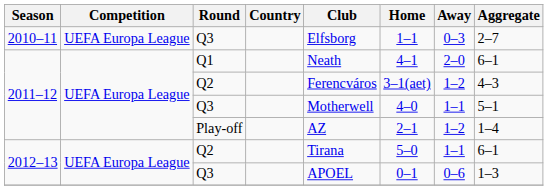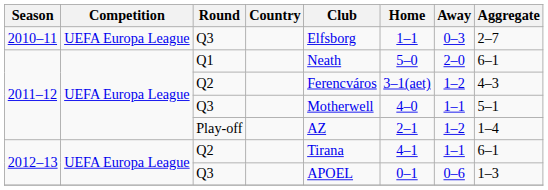(407, 60) 4–1 -> (407, 60) 5–0
(407, 151) 5–0 -> (407, 151) 4–1
